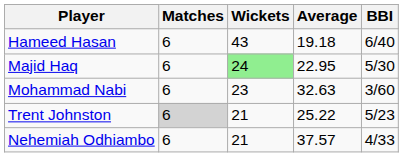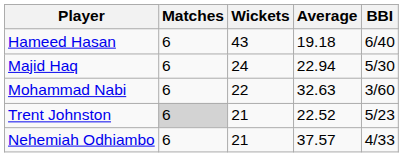(240, 66) lightgreen background -> (240, 66) no background
(316, 66) 22.95 -> (316, 66) 22.94
(240, 90) 23 -> (240, 90) 22
(316, 115) 25.22 -> (316, 115) 22.52
